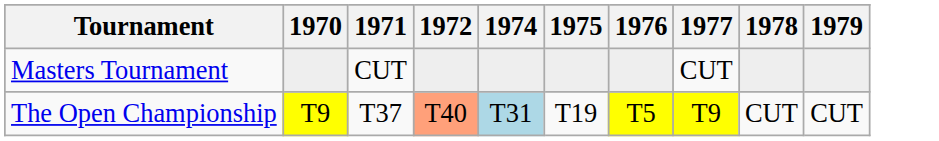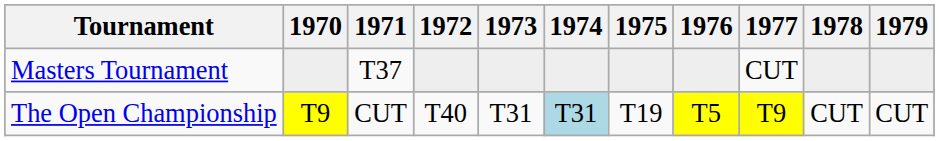+ column: (511, 26)
(381, 70) CUT -> (381, 70) T37
(381, 113) T37 -> (381, 113) CUT
(446, 113) lightsalmon background -> (446, 113) no background
